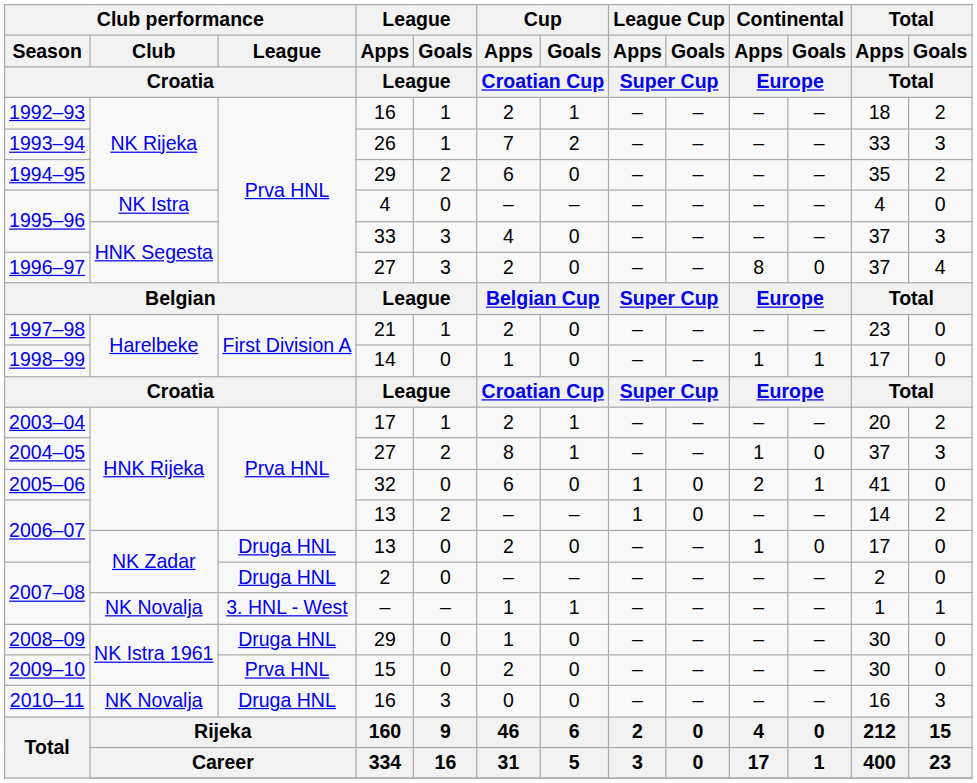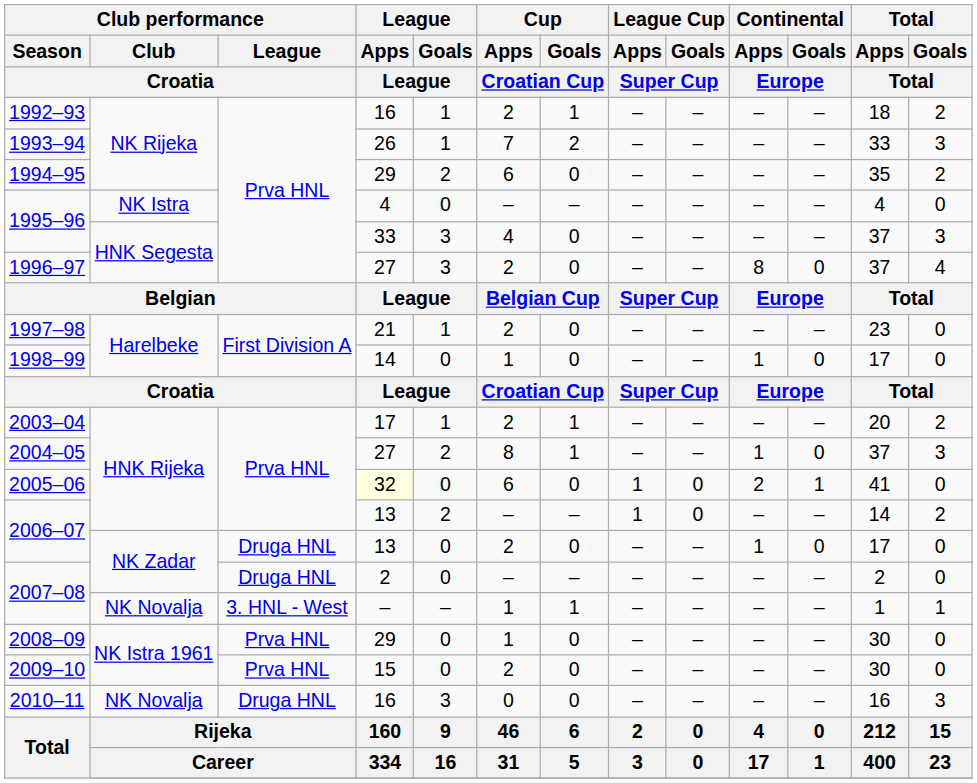(819, 360) 1 -> (819, 360) 0
(385, 484) no background -> (385, 484) lightyellow background
(287, 639) Druga HNL -> (287, 639) Prva HNL
